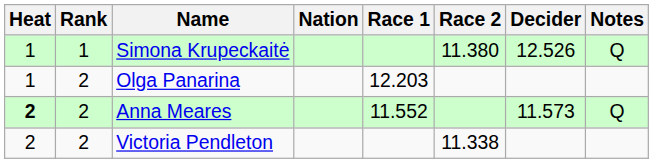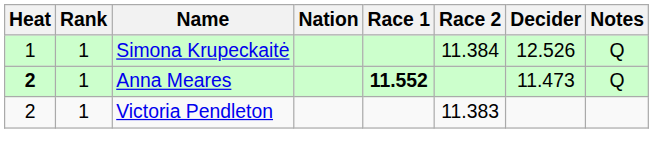(470, 50) 11.380 -> (470, 50) 11.384
- row: (178, 81)
(84, 111) 2 -> (84, 81) 1
(399, 111) normal -> (399, 81) bold
(546, 111) 11.573 -> (546, 81) 11.473
(84, 142) 2 -> (84, 111) 1
(470, 142) 11.338 -> (470, 111) 11.383
